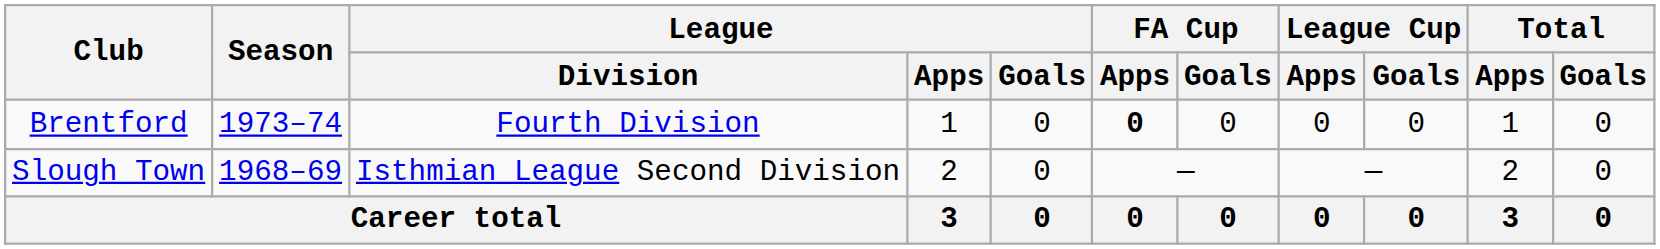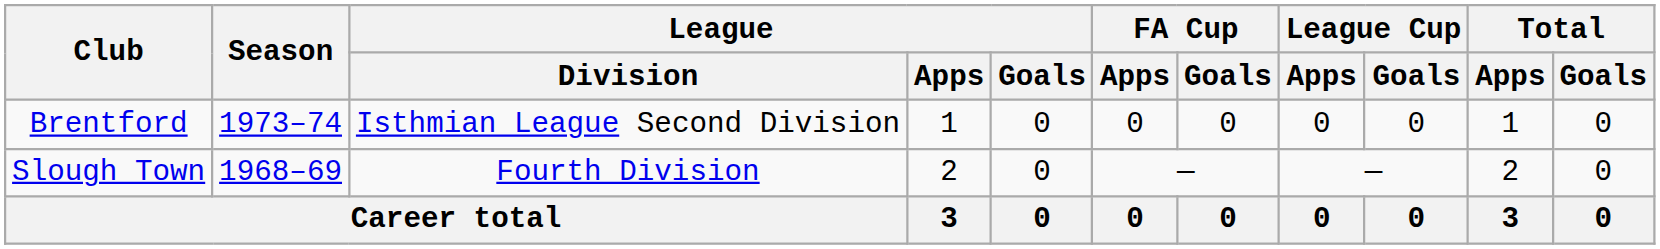(628, 124) Fourth Division -> (628, 124) Isthmian League Second Division
(1135, 124) bold -> (1135, 124) normal
(628, 172) Isthmian League Second Division -> (628, 172) Fourth Division
